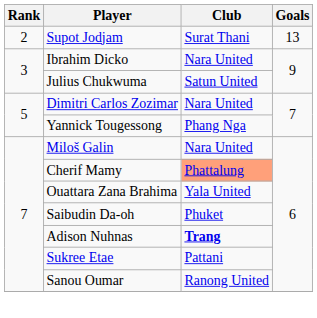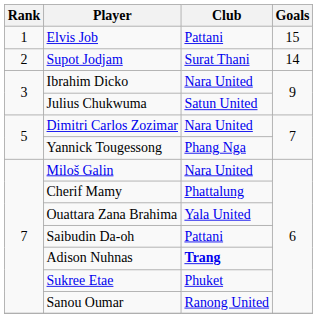+ row: (72, 37)
(293, 37) 13 -> (293, 59) 14
(214, 170) lightsalmon background -> (214, 192) no background
(204, 214) Phuket -> (204, 236) Pattani
(204, 258) Pattani -> (204, 280) Phuket
